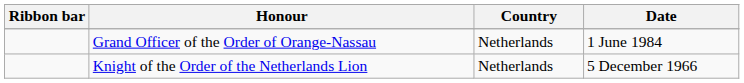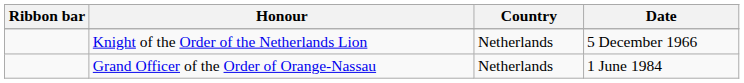rows swapped: (230, 66) <-> (234, 41)
